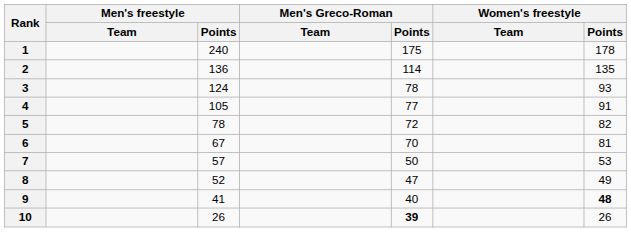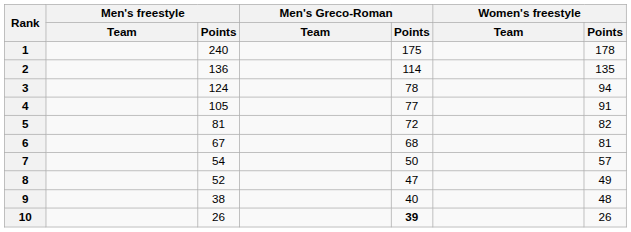(605, 87) 93 -> (605, 87) 94
(219, 124) 78 -> (219, 124) 81
(412, 143) 70 -> (412, 143) 68
(219, 161) 57 -> (219, 161) 54
(605, 161) 53 -> (605, 161) 57
(219, 198) 41 -> (219, 198) 38
(605, 198) bold -> (605, 198) normal
